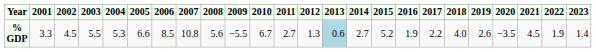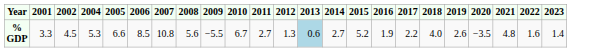- column: (91, 12)
(533, 33) 4.5 -> (509, 33) 4.8
(558, 33) 1.9 -> (533, 33) 1.6
